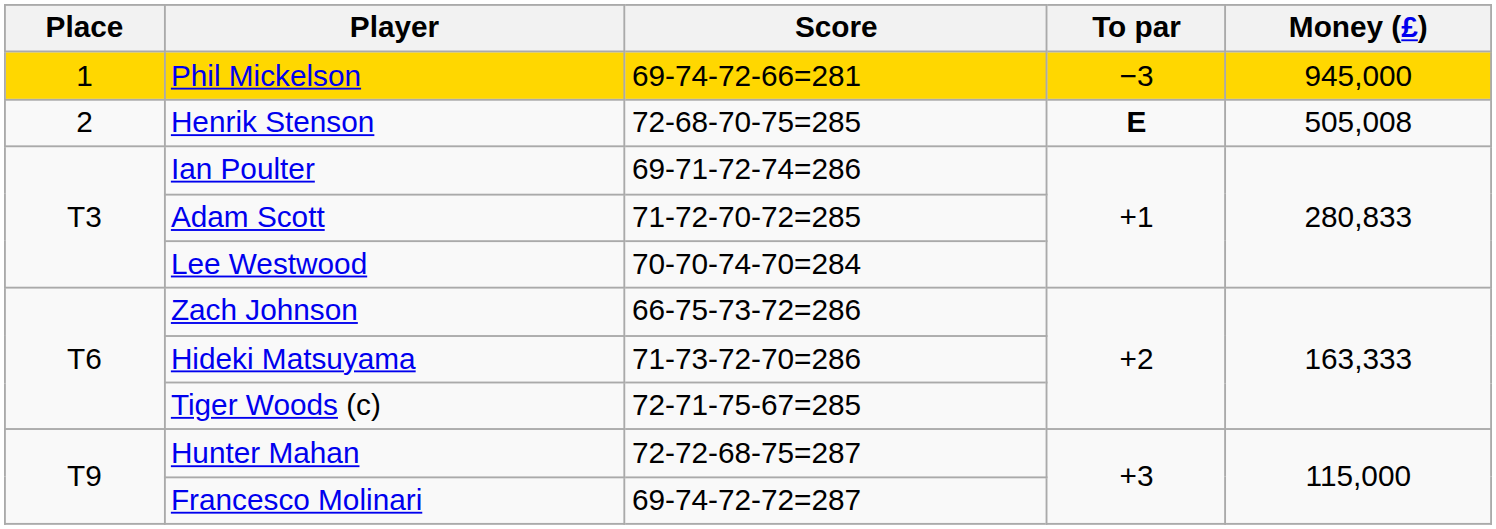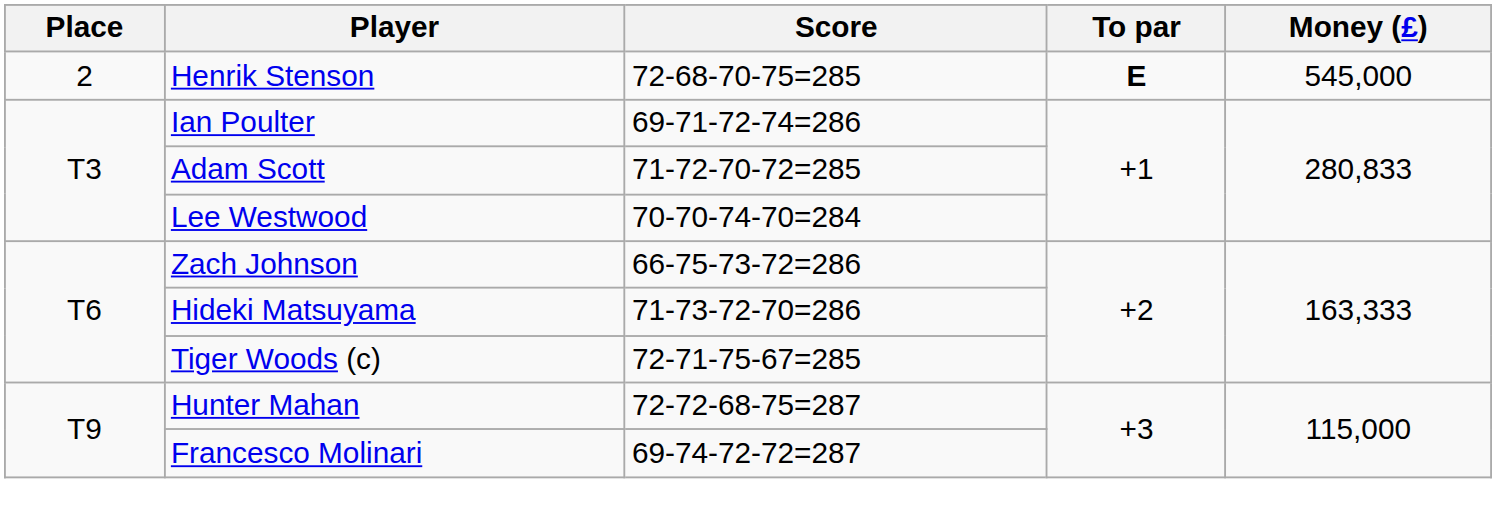- row: (266, 75)
(1358, 122) 505,008 -> (1358, 75) 545,000
